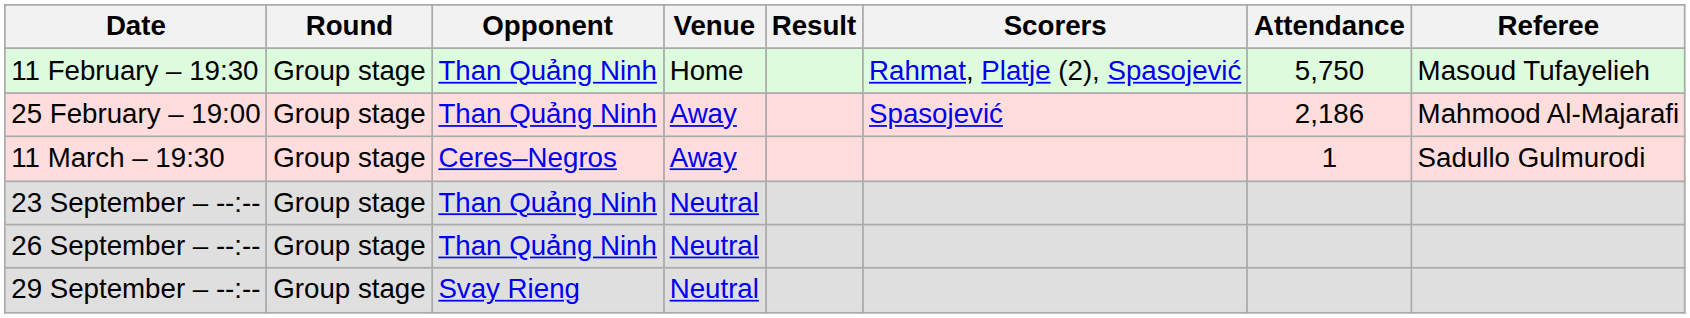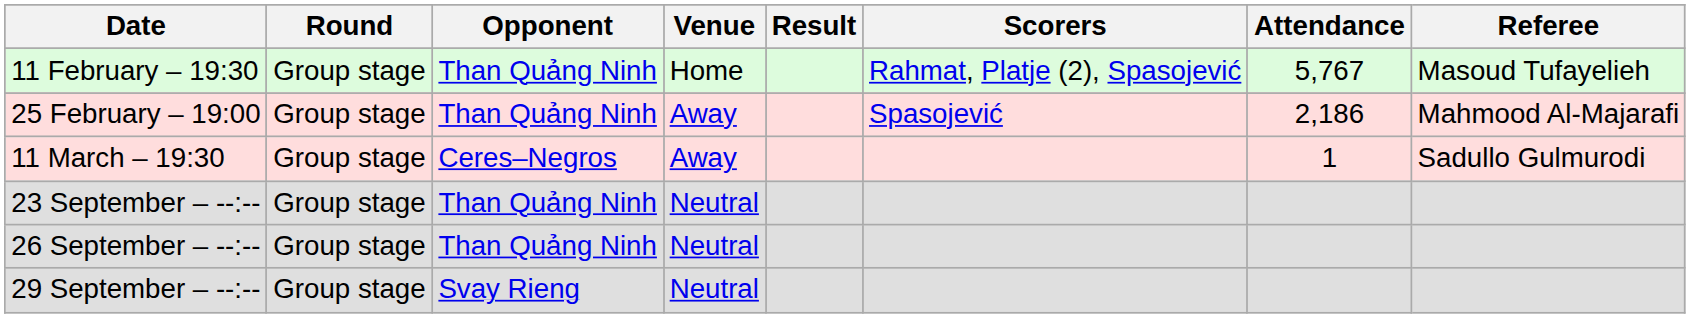(1329, 70) 5,750 -> (1329, 70) 5,767
